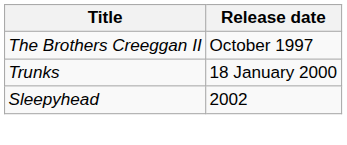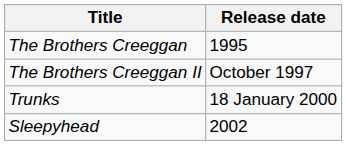+ row: (98, 45)
